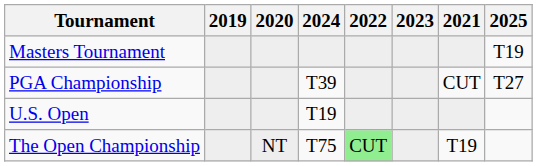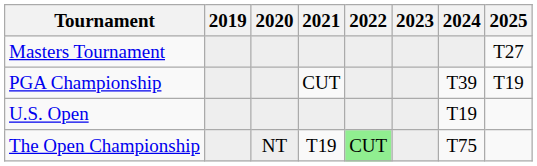columns swapped: (462, 20) <-> (321, 20)
(509, 51) T19 -> (509, 51) T27
(509, 83) T27 -> (509, 83) T19
